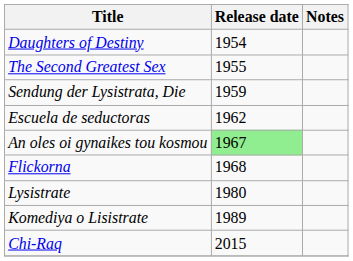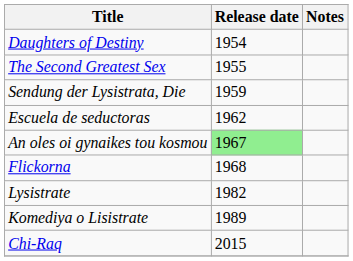(231, 192) 1980 -> (231, 192) 1982
